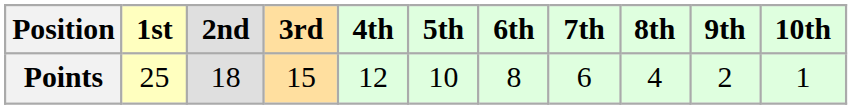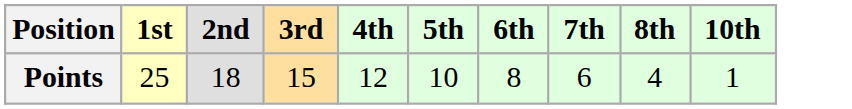- column: (725, 28)
